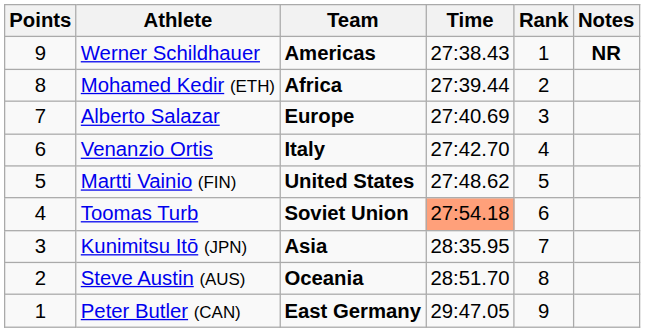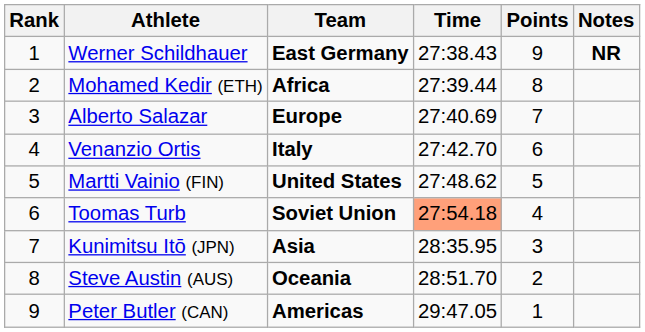columns swapped: (544, 20) <-> (40, 20)
(330, 52) Americas -> (340, 52) East Germany
(353, 310) East Germany -> (318, 310) Americas
